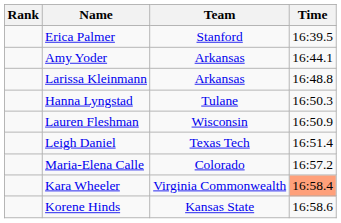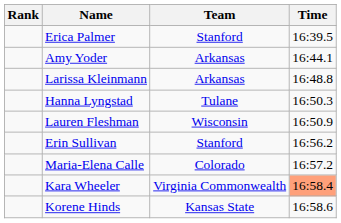- row: (80, 143)
+ row: (81, 143)
